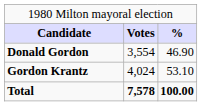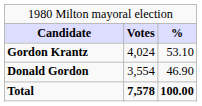rows swapped: (48, 71) <-> (48, 52)
